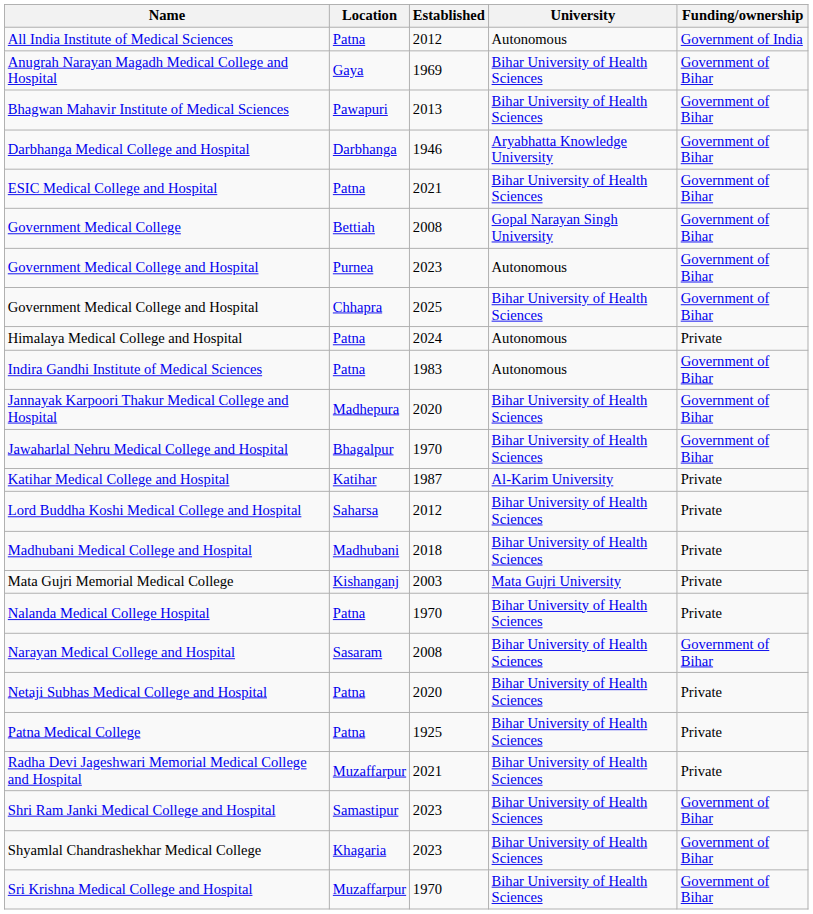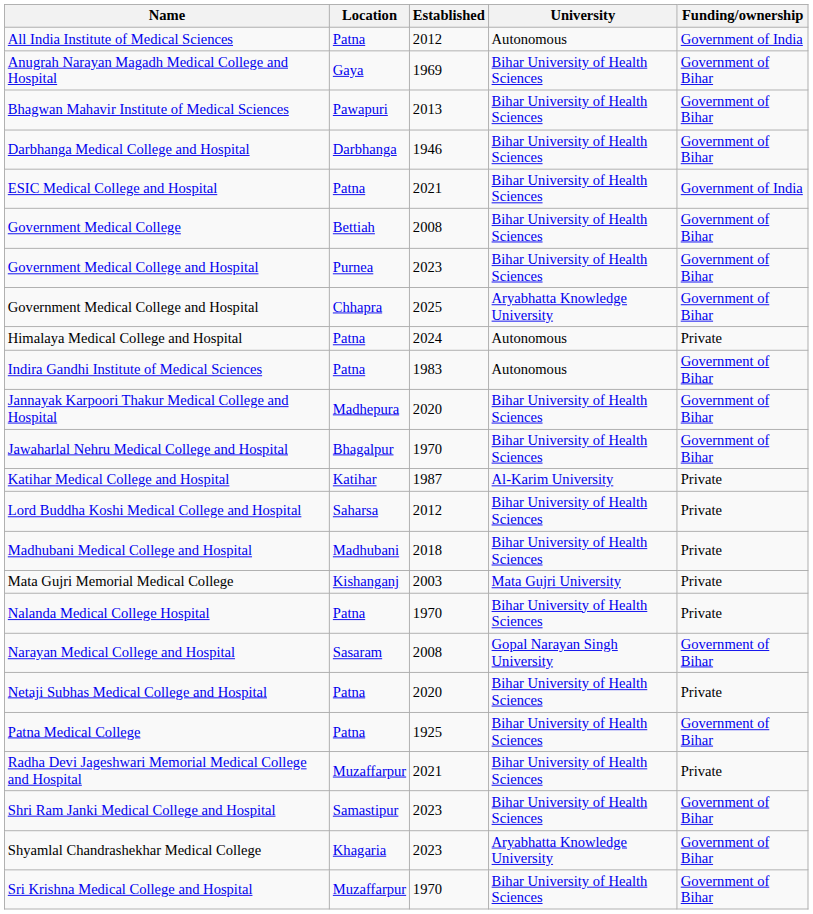(559, 149) Aryabhatta Knowledge University -> (569, 149) Bihar University of Health Sciences
(725, 188) Government of Bihar -> (742, 188) Government of India
(555, 228) Gopal Narayan Singh University -> (569, 228) Bihar University of Health Sciences
(529, 267) Autonomous -> (569, 267) Bihar University of Health Sciences
(569, 307) Bihar University of Health Sciences -> (559, 307) Aryabhatta Knowledge University
(569, 652) Bihar University of Health Sciences -> (555, 652) Gopal Narayan Singh University
(701, 731) Private -> (725, 731) Government of Bihar
(569, 850) Bihar University of Health Sciences -> (559, 850) Aryabhatta Knowledge University
